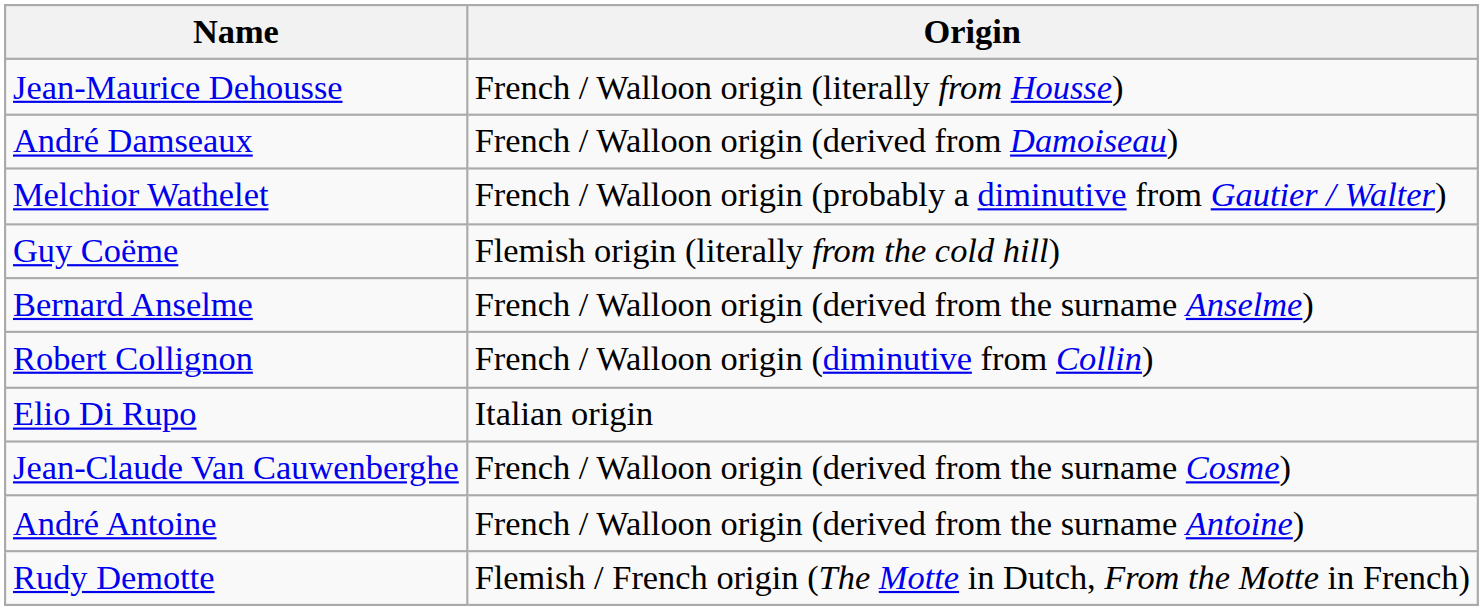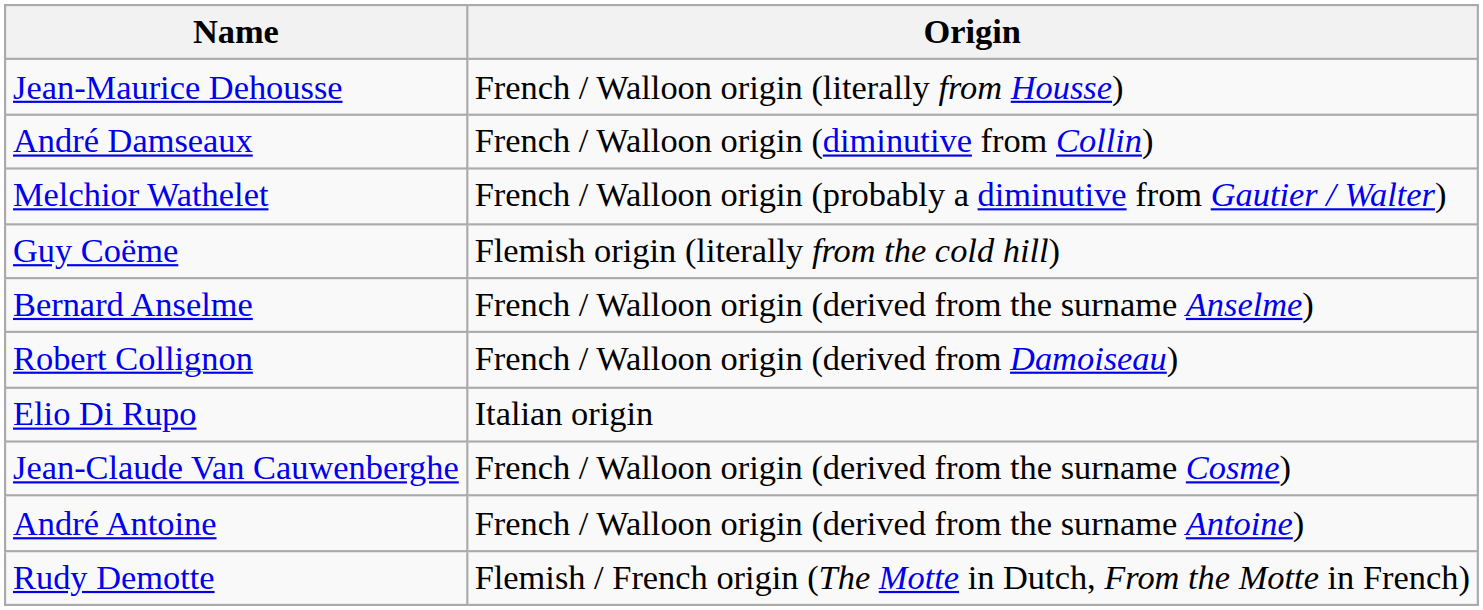(826, 140) French / Walloon origin (derived from Damoiseau) -> (814, 140) French / Walloon origin (diminutive from Collin)
(814, 359) French / Walloon origin (diminutive from Collin) -> (826, 359) French / Walloon origin (derived from Damoiseau)
